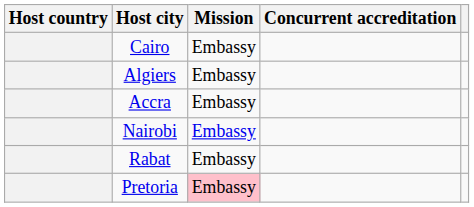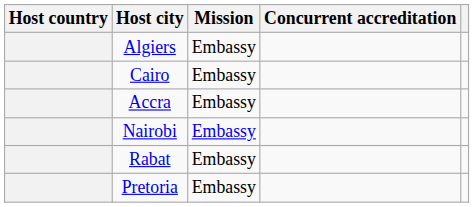rows swapped: (150, 74) <-> (150, 46)
(224, 187) pink background -> (224, 187) no background
